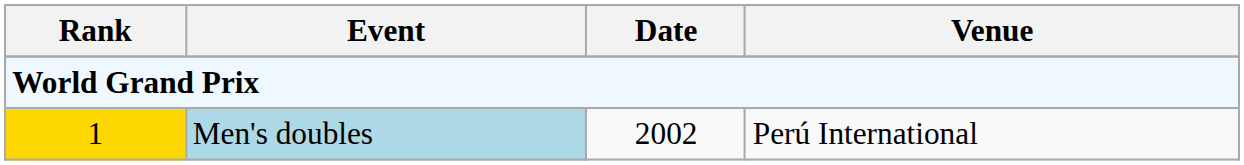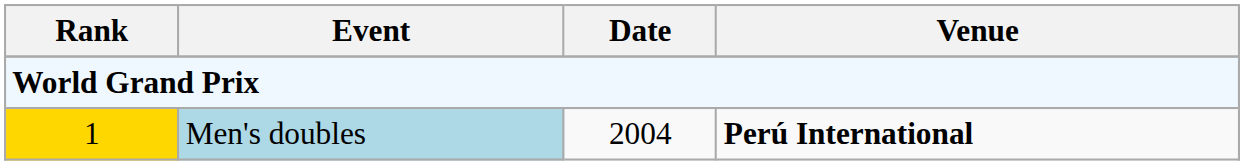(666, 133) 2002 -> (640, 133) 2004
(865, 133) normal -> (849, 133) bold
